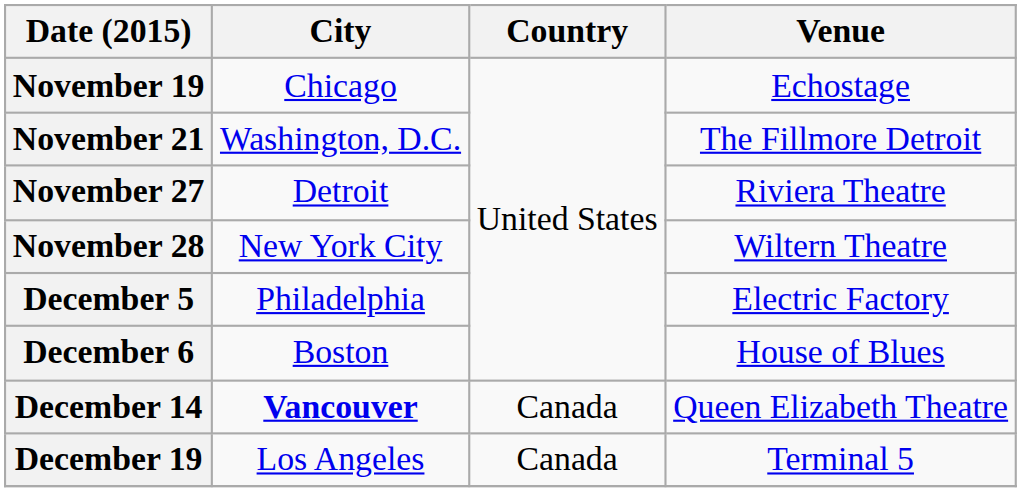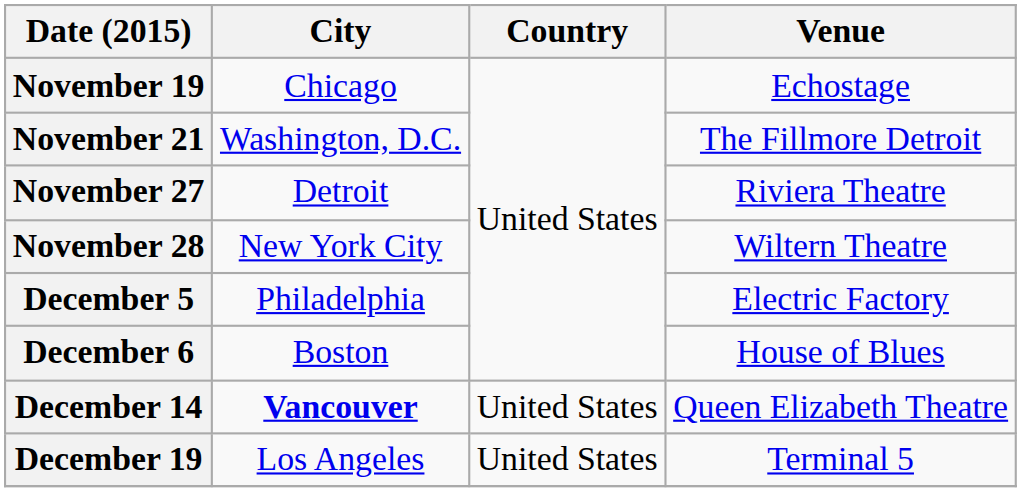(567, 406) Canada -> (567, 406) United States
(567, 459) Canada -> (567, 459) United States
